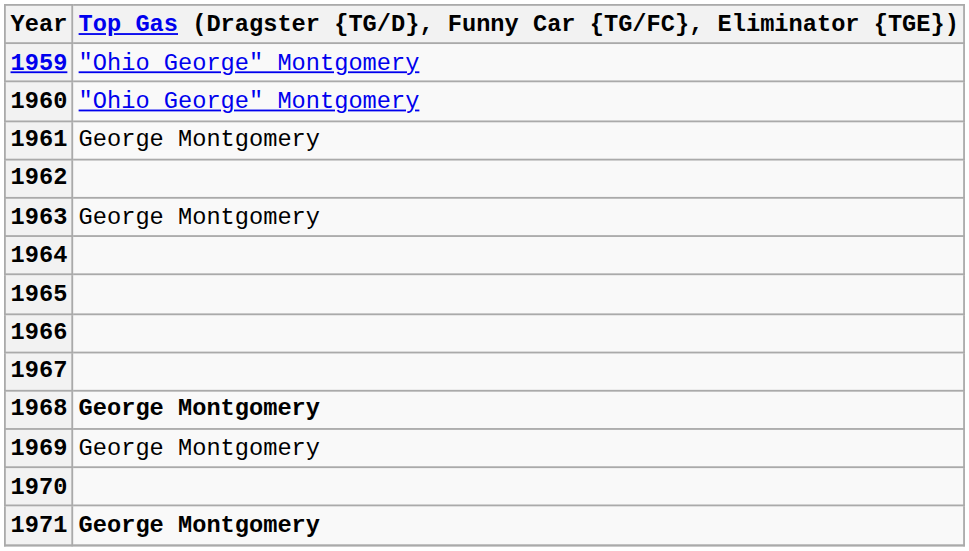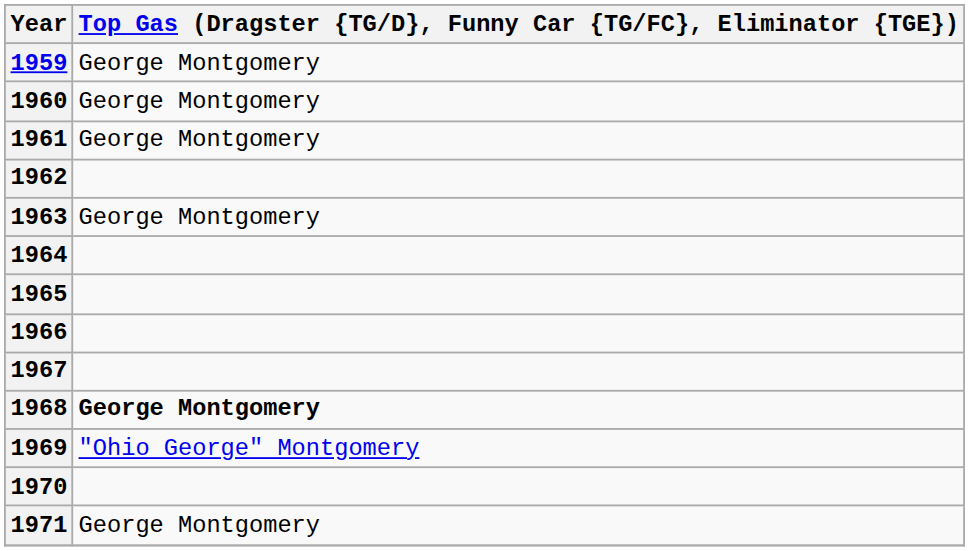(249, 63) "Ohio George" Montgomery -> (199, 63) George Montgomery
(249, 101) "Ohio George" Montgomery -> (199, 101) George Montgomery
(199, 448) George Montgomery -> (249, 448) "Ohio George" Montgomery
(199, 525) bold -> (199, 525) normal
